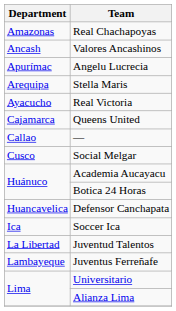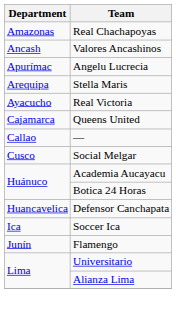+ row: (95, 244)
- row: (113, 244)
- row: (115, 262)
